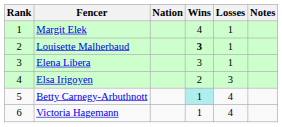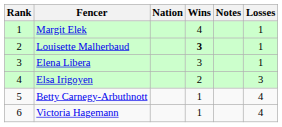columns swapped: (231, 12) <-> (263, 12)
(199, 96) paleturquoise background -> (199, 96) no background
